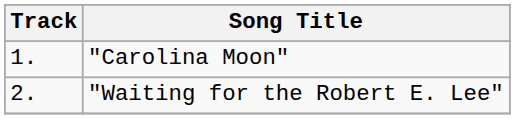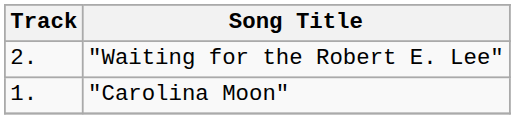rows swapped: (189, 59) <-> (296, 95)
